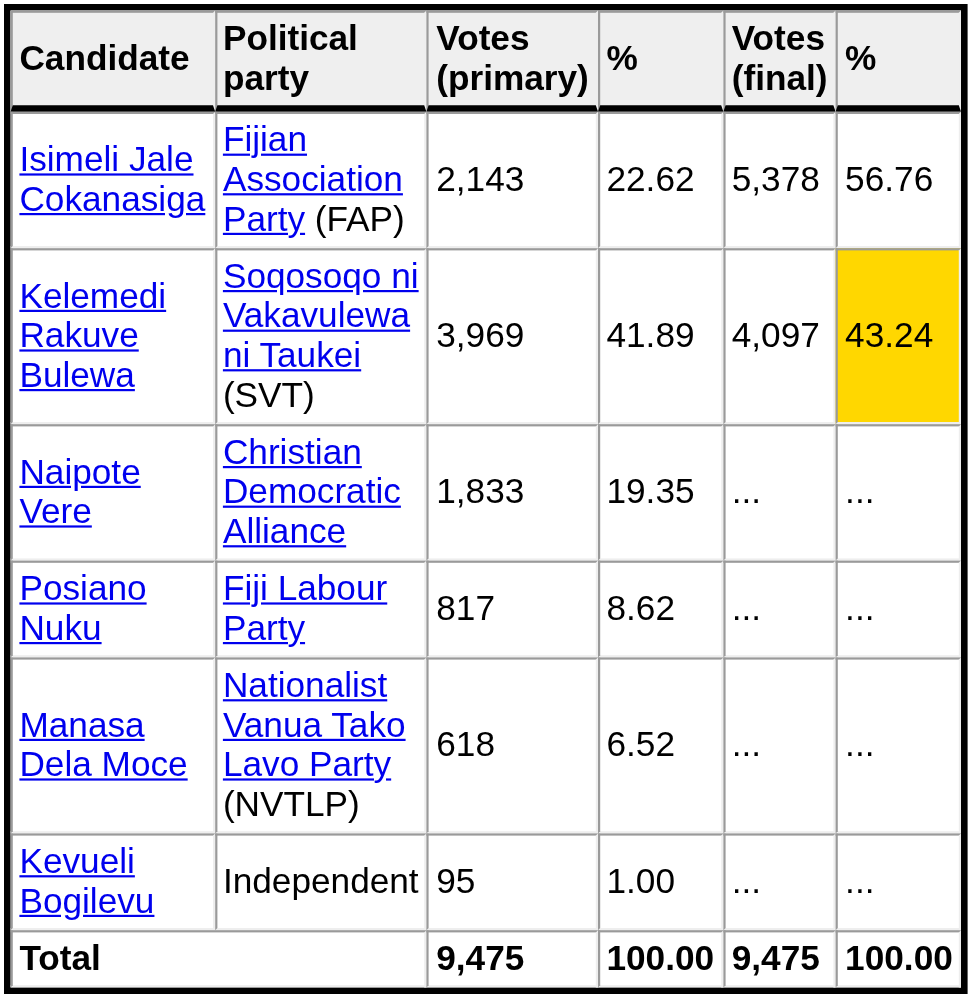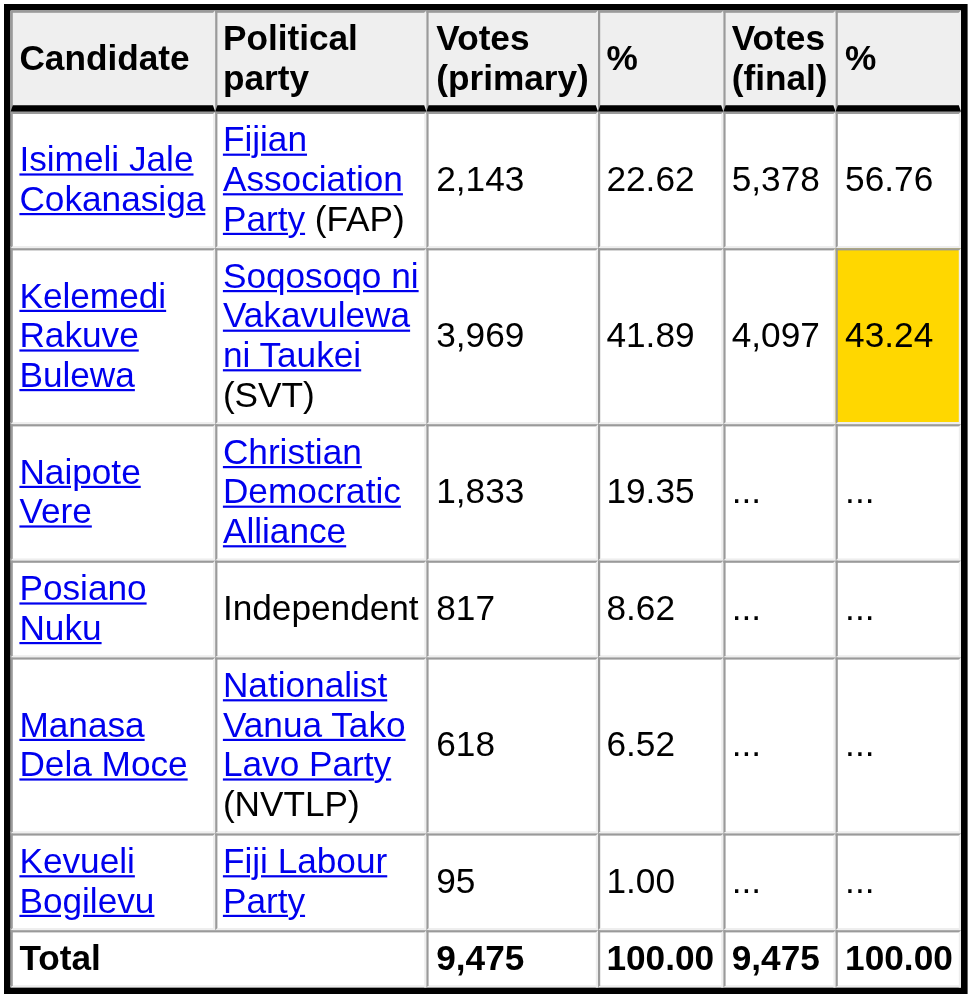(305, 608) Fiji Labour Party -> (321, 608) Independent
(321, 881) Independent -> (305, 881) Fiji Labour Party
